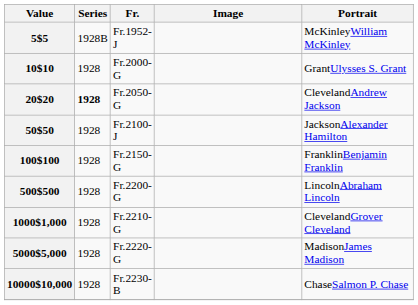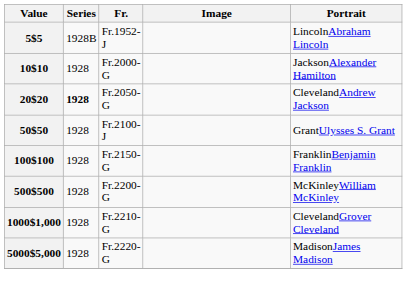(346, 37) McKinleyWilliam McKinley -> (332, 37) LincolnAbraham Lincoln
(355, 68) GrantUlysses S. Grant -> (335, 68) JacksonAlexander Hamilton
(346, 130) JacksonAlexander Hamilton -> (344, 130) GrantUlysses S. Grant
(343, 191) LincolnAbraham Lincoln -> (334, 191) McKinleyWilliam McKinley
- row: (40, 284)
